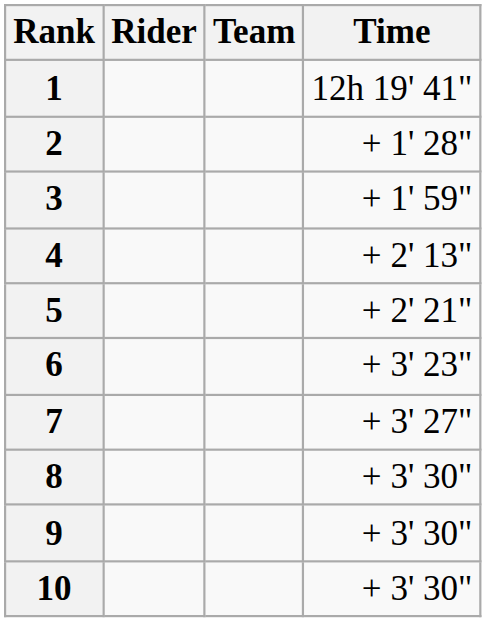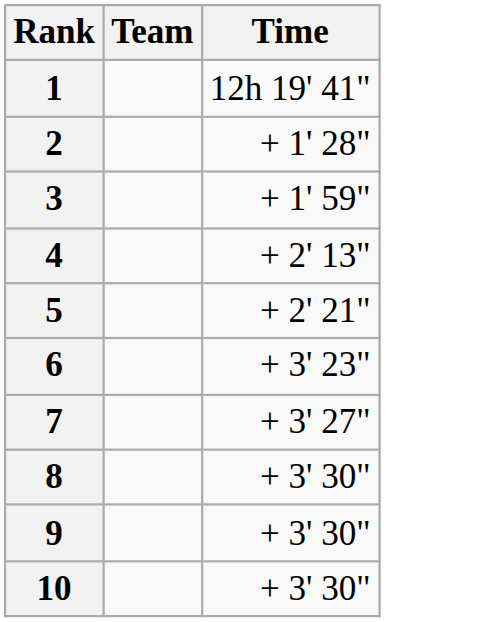- column: (154, 32)
